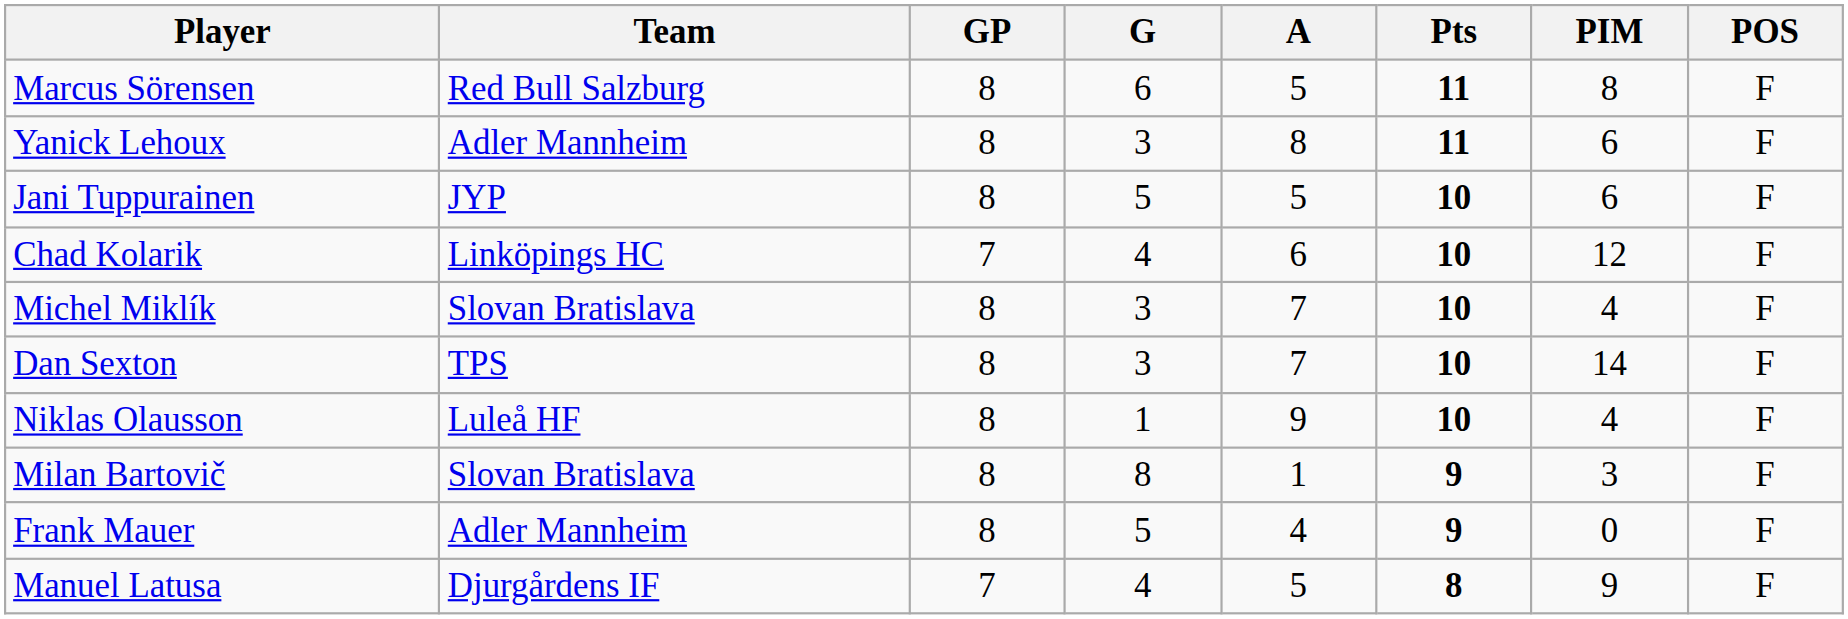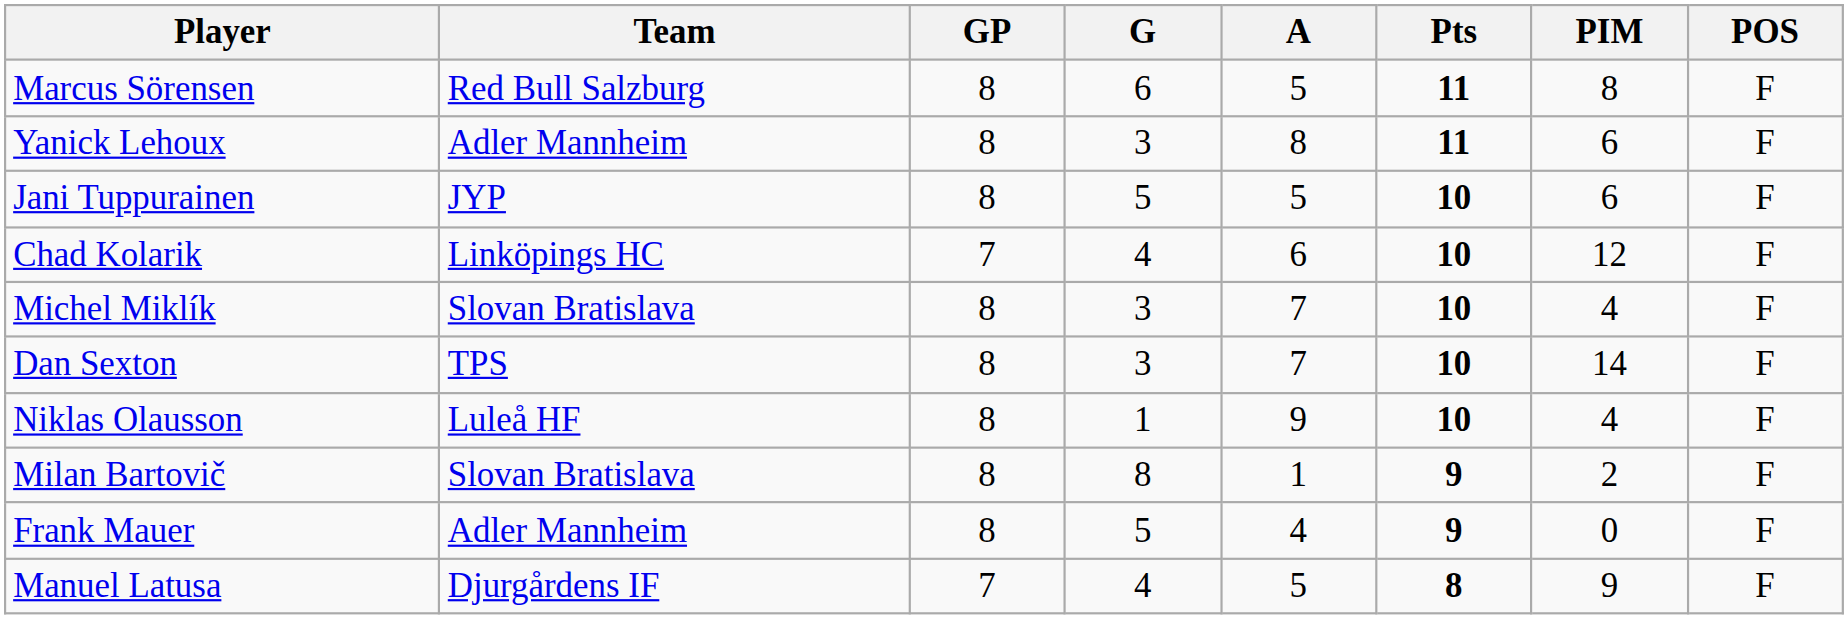(1609, 474) 3 -> (1609, 474) 2
